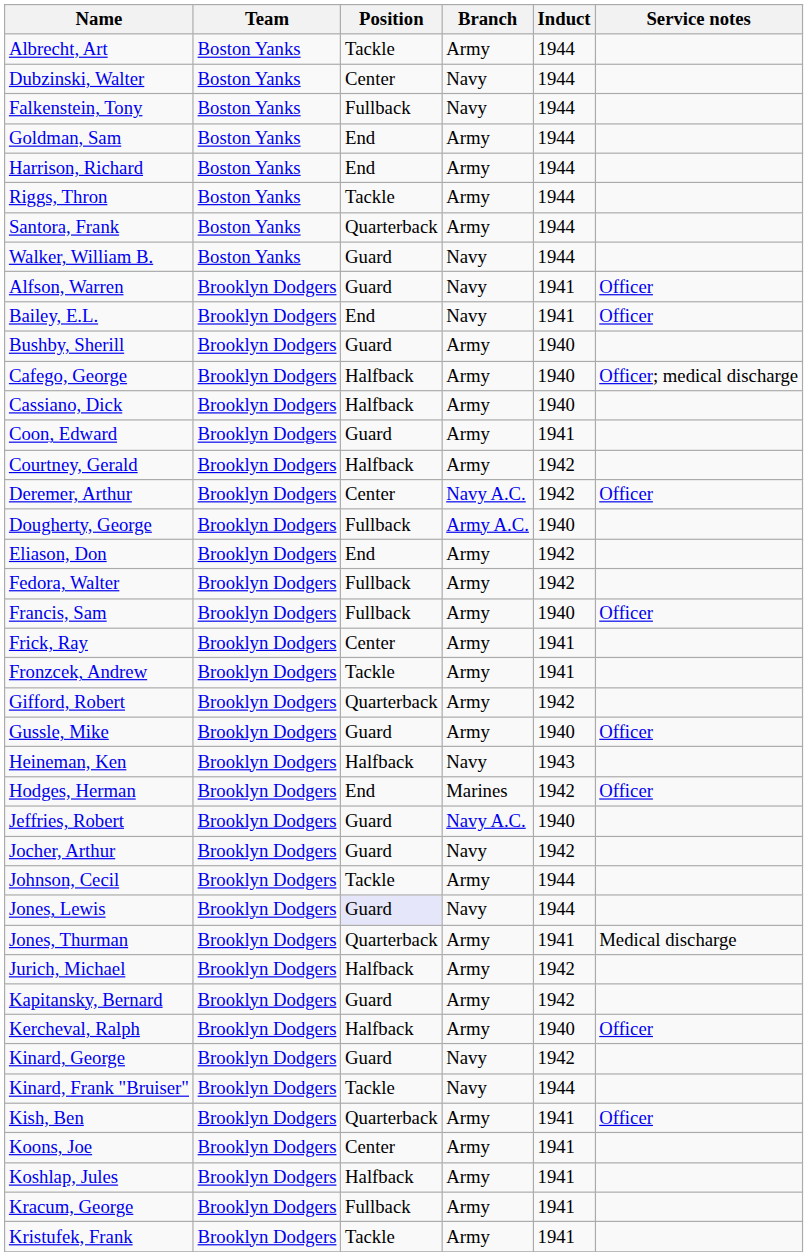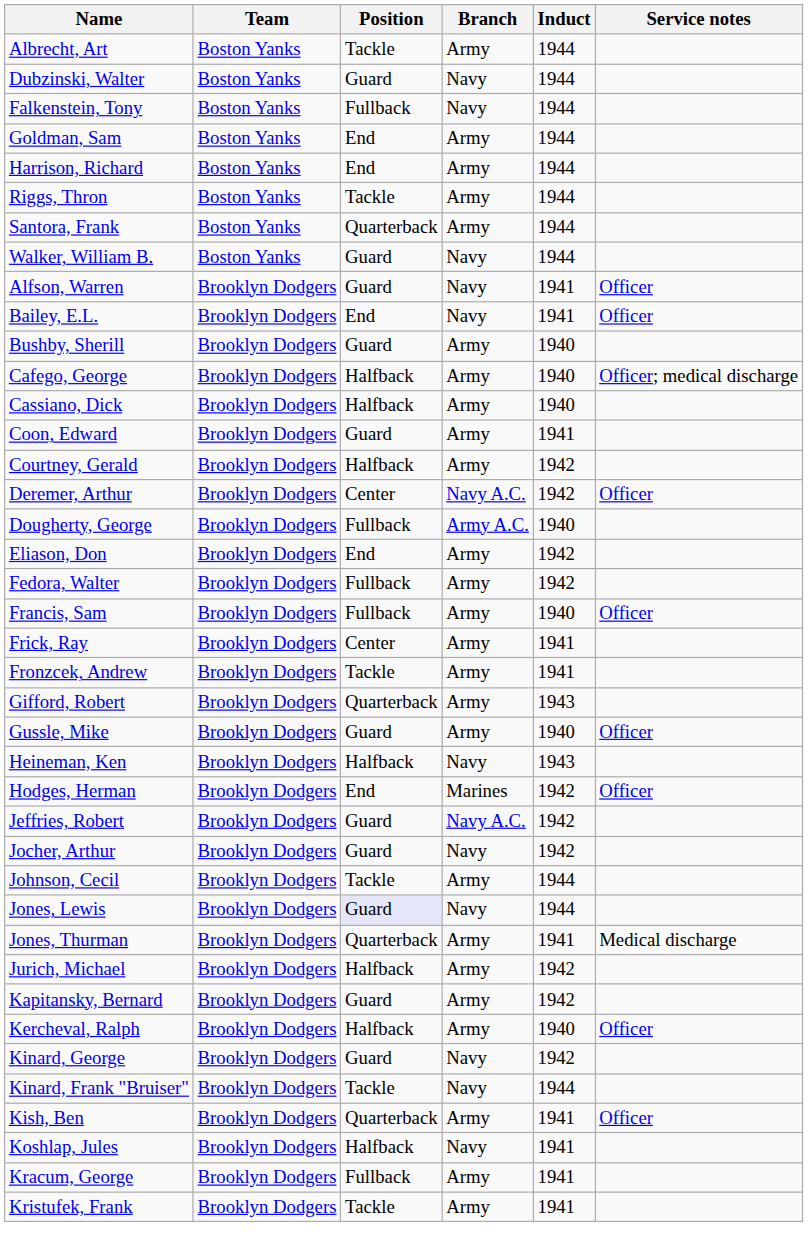(370, 78) Center -> (368, 78) Guard
(556, 702) 1942 -> (556, 702) 1943
(556, 820) 1940 -> (556, 820) 1942
- row: (50, 1147)
(468, 1177) Army -> (466, 1147) Navy
